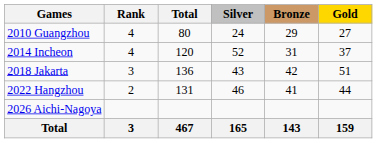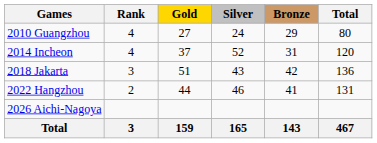columns swapped: (345, 14) <-> (185, 14)
